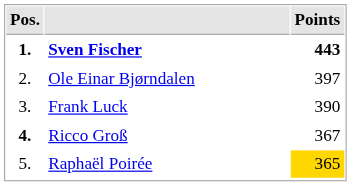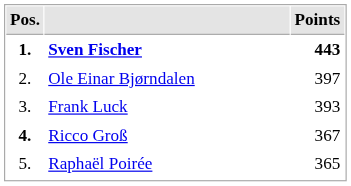(327, 106) 390 -> (327, 106) 393
(327, 163) gold background -> (327, 163) no background
